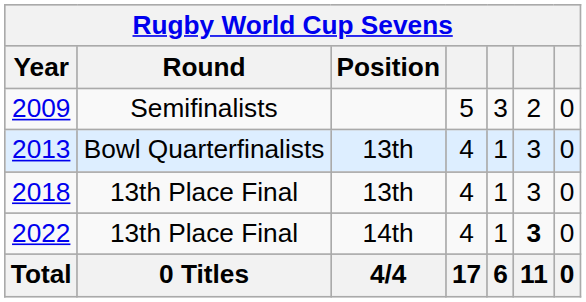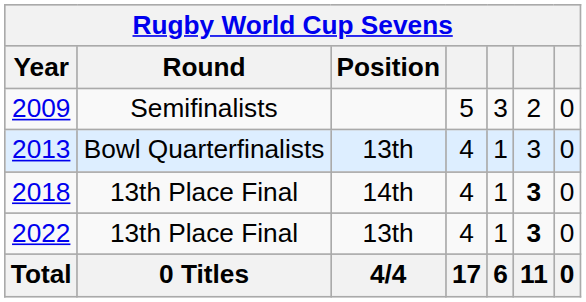(388, 191) 13th -> (388, 191) 14th
(534, 191) normal -> (534, 191) bold
(388, 233) 14th -> (388, 233) 13th
